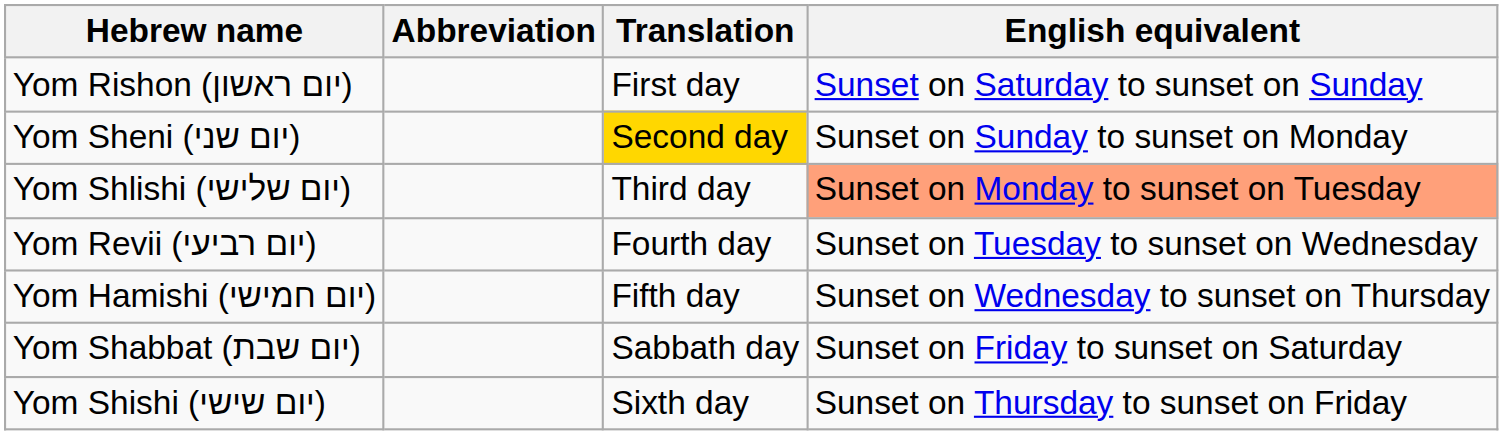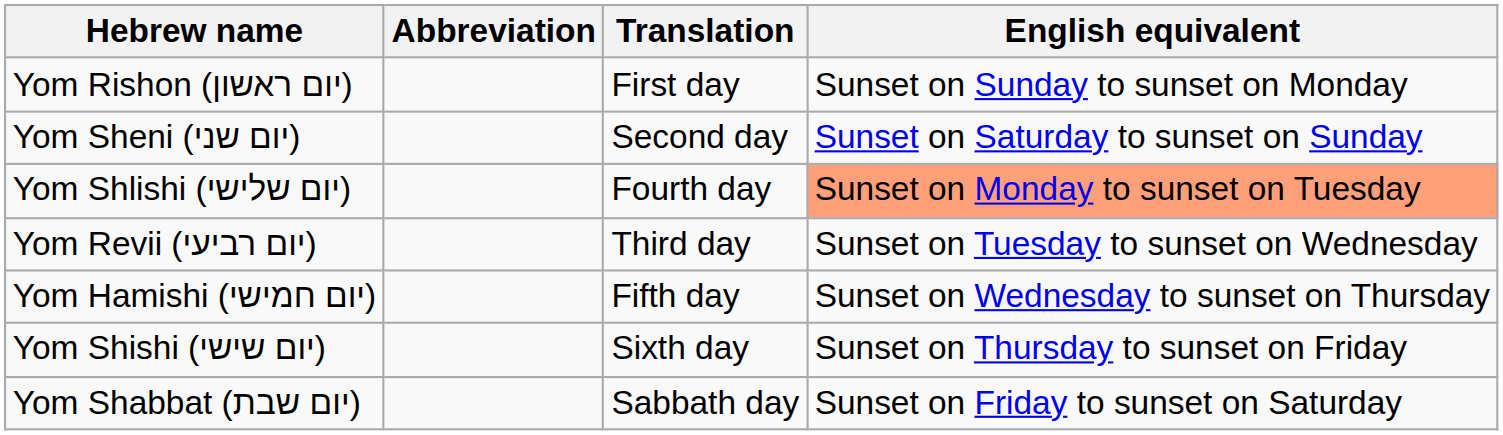(1119, 84) Sunset on Saturday to sunset on Sunday -> (1111, 84) Sunset on Sunday to sunset on Monday
(700, 137) gold background -> (700, 137) no background
(1111, 137) Sunset on Sunday to sunset on Monday -> (1119, 137) Sunset on Saturday to sunset on Sunday
(681, 190) Third day -> (691, 190) Fourth day
(691, 243) Fourth day -> (681, 243) Third day
rows swapped: (169, 402) <-> (187, 349)
